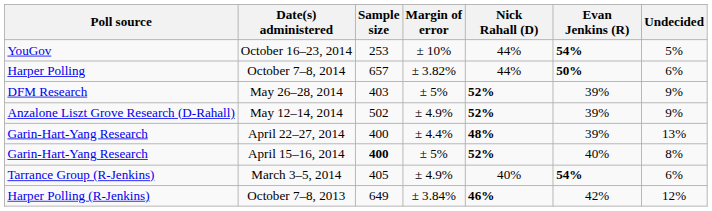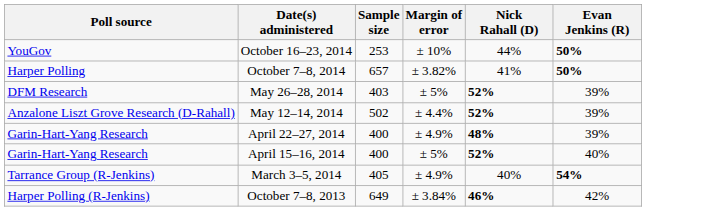- column: (674, 22)
(569, 50) 54% -> (569, 50) 50%
(509, 71) 44% -> (509, 71) 41%
(434, 112) ± 4.9% -> (434, 112) ± 4.4%
(434, 133) ± 4.4% -> (434, 133) ± 4.9%
(379, 154) bold -> (379, 154) normal
